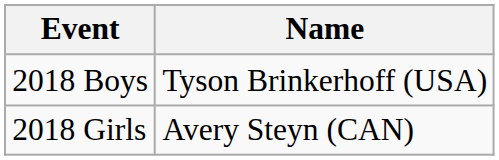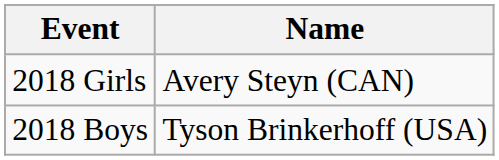rows swapped: (80, 79) <-> (79, 129)
